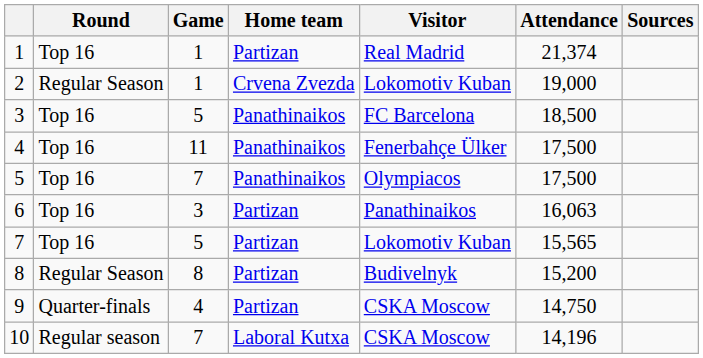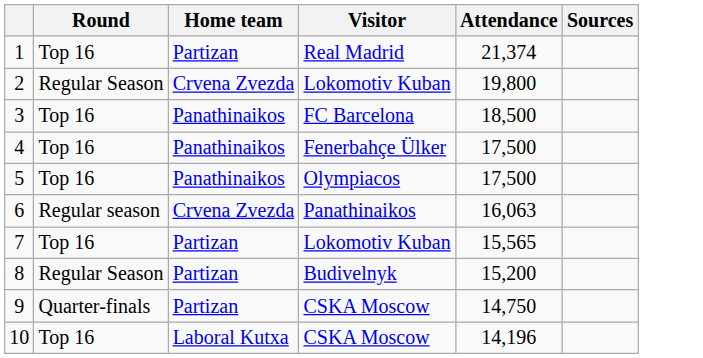- column: (198, 20)
(569, 83) 19,000 -> (509, 83) 19,800
(66, 210) Top 16 -> (99, 210) Regular season
(266, 210) Partizan -> (233, 210) Crvena Zvezda
(99, 337) Regular season -> (66, 337) Top 16
